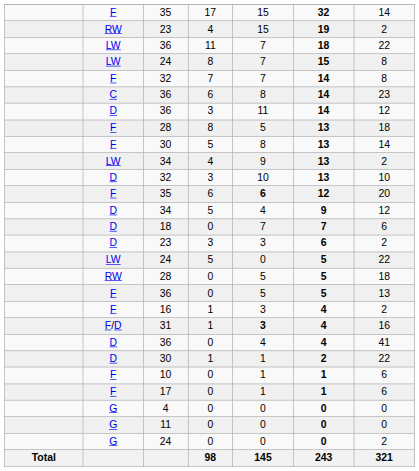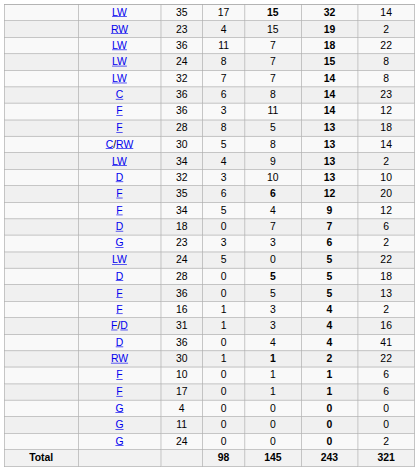(113, 12) F -> (119, 12) LW
(263, 12) normal -> (273, 12) bold
(113, 78) F -> (119, 78) LW
(113, 111) D -> (119, 111) F
(113, 144) F -> (119, 144) C/RW
(113, 210) D -> (119, 210) F
(113, 243) D -> (119, 243) G
(113, 276) RW -> (119, 276) D
(263, 276) normal -> (273, 276) bold
(263, 326) bold -> (273, 326) normal
(113, 359) D -> (119, 359) RW
(263, 359) normal -> (273, 359) bold
